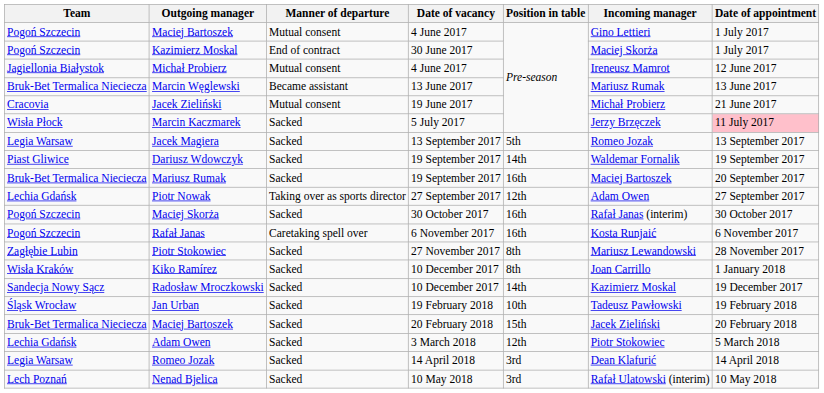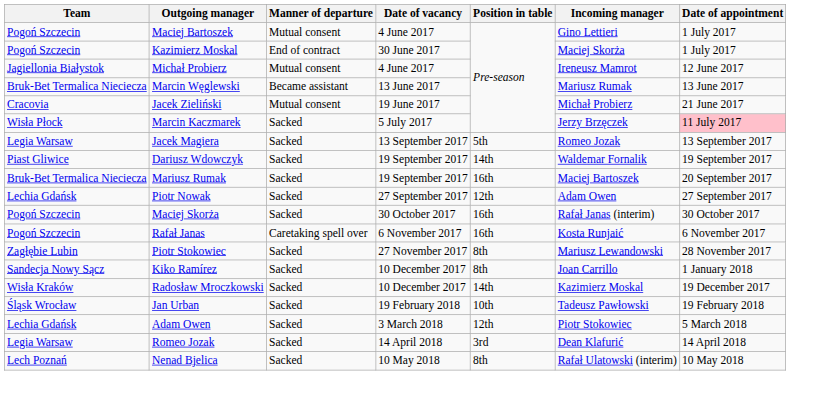(337, 196) Taking over as sports director -> (286, 196) Sacked
(40, 269) Wisła Kraków -> (56, 269) Sandecja Nowy Sącz
(56, 287) Sandecja Nowy Sącz -> (40, 287) Wisła Kraków
- row: (193, 324)
(514, 379) 3rd -> (480, 360) 8th
